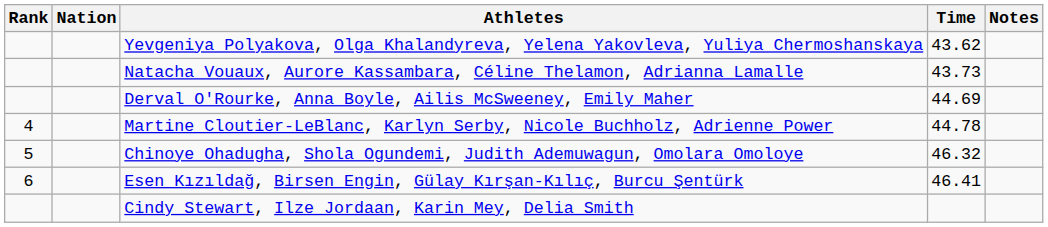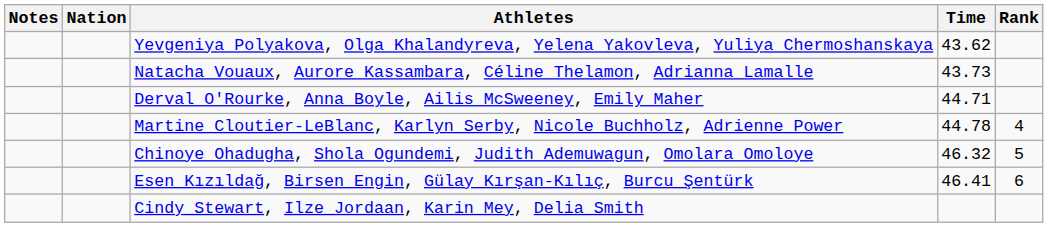columns swapped: (29, 18) <-> (1014, 18)
(956, 100) 44.69 -> (966, 100) 44.71
